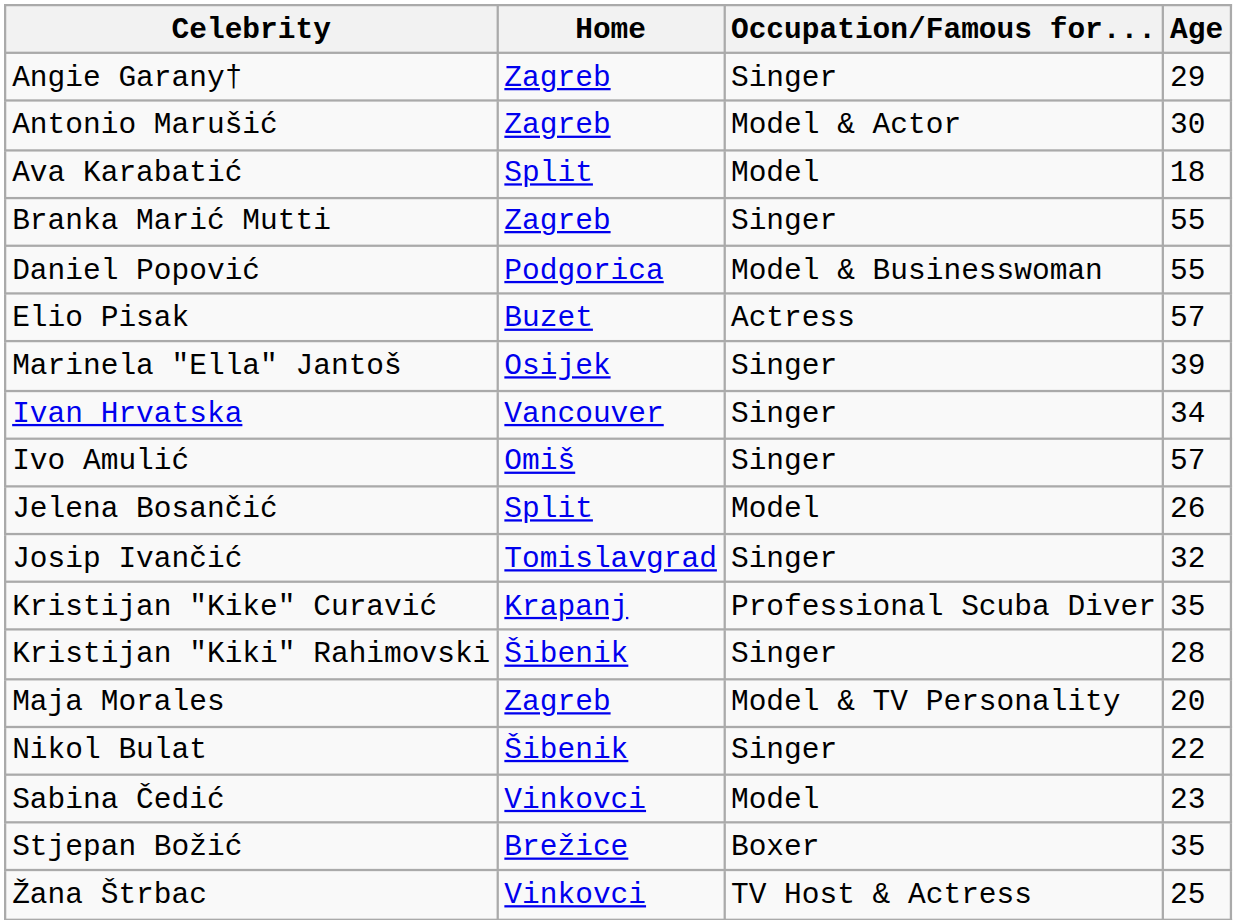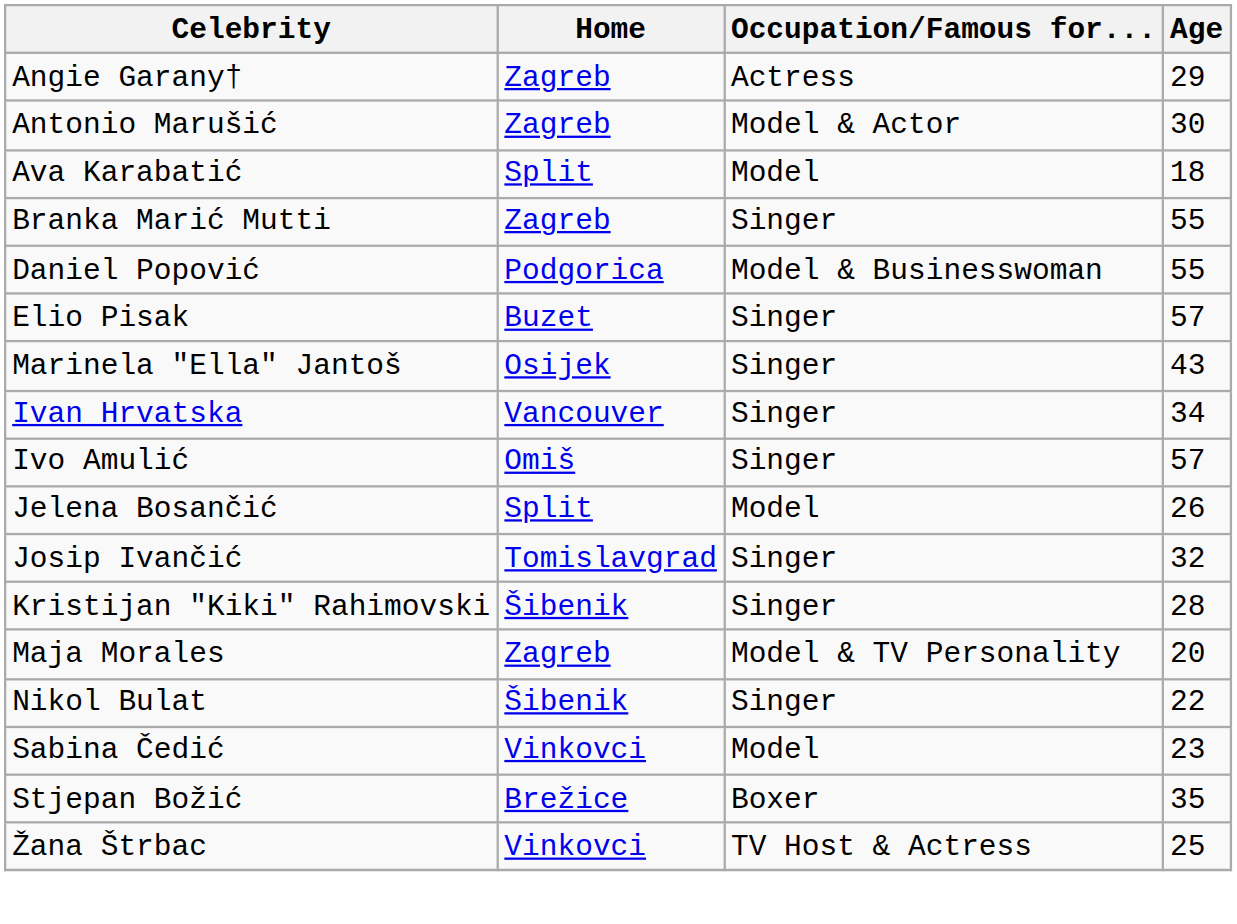(784, 77) Singer -> (793, 77) Actress
(793, 318) Actress -> (784, 318) Singer
(1188, 366) 39 -> (1188, 366) 43
- row: (225, 606)
